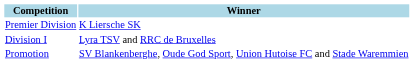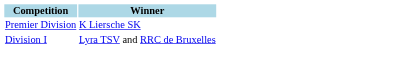- row: (27, 53)
